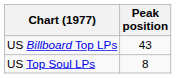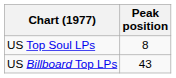rows swapped: (62, 45) <-> (51, 63)
